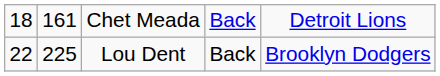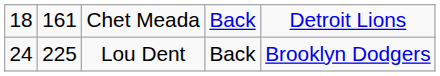(21, 53) 22 -> (21, 53) 24
